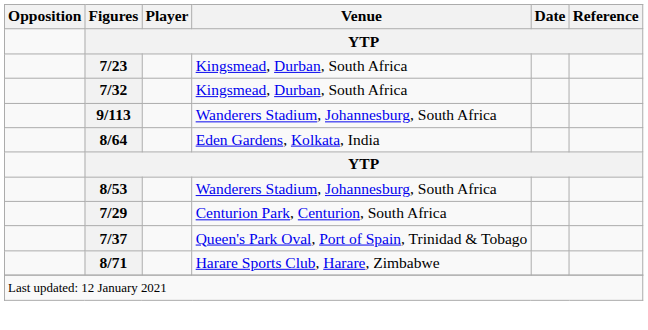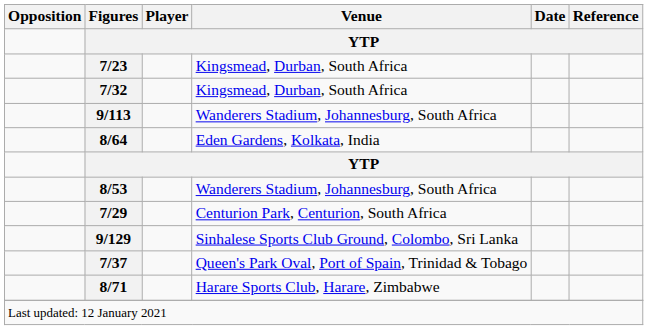+ row: (113, 238)
